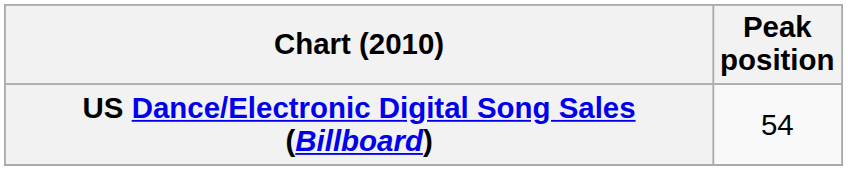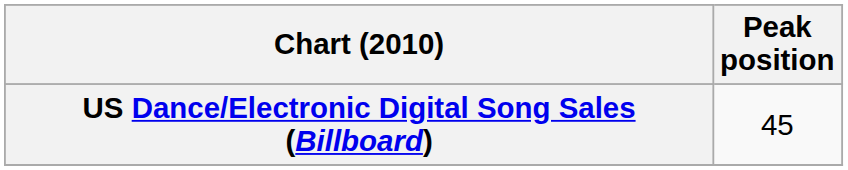(777, 124) 54 -> (777, 124) 45
